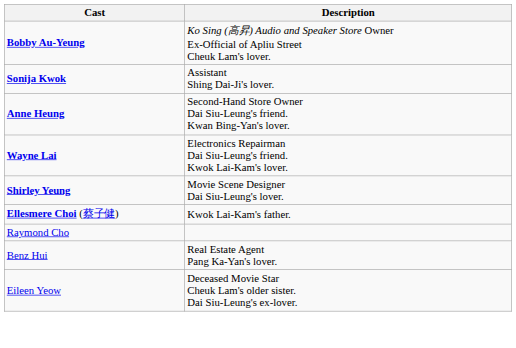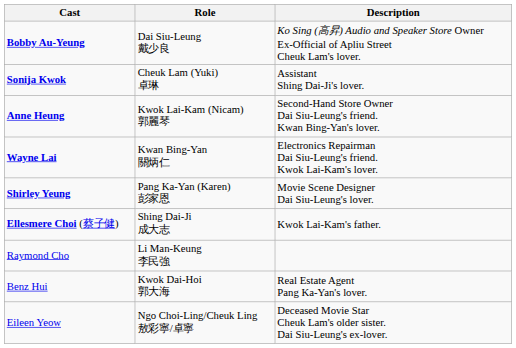+ column: (205, 13)
